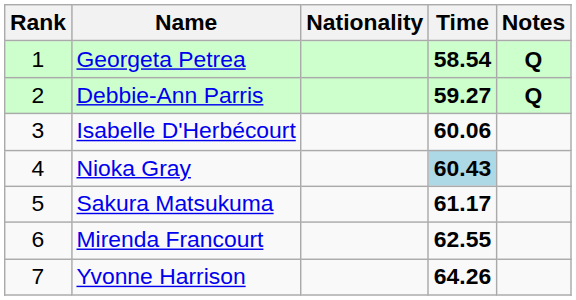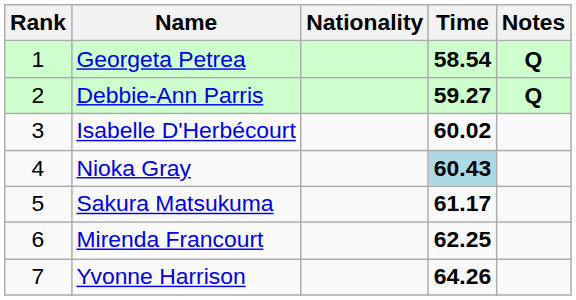(462, 131) 60.06 -> (462, 131) 60.02
(462, 240) 62.55 -> (462, 240) 62.25
